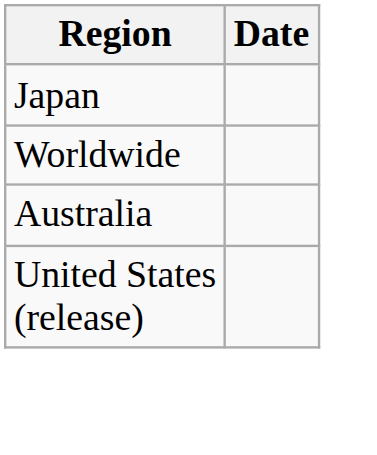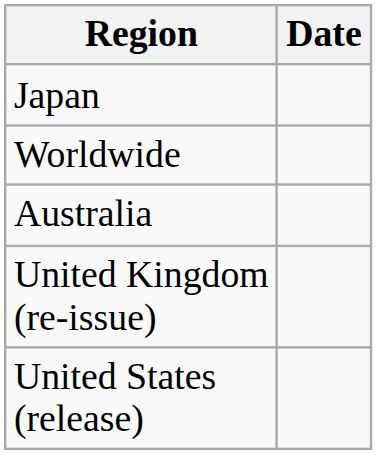+ row: (141, 295)
